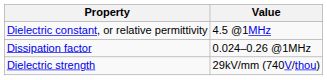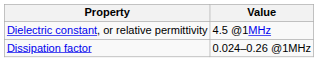- row: (51, 65)
